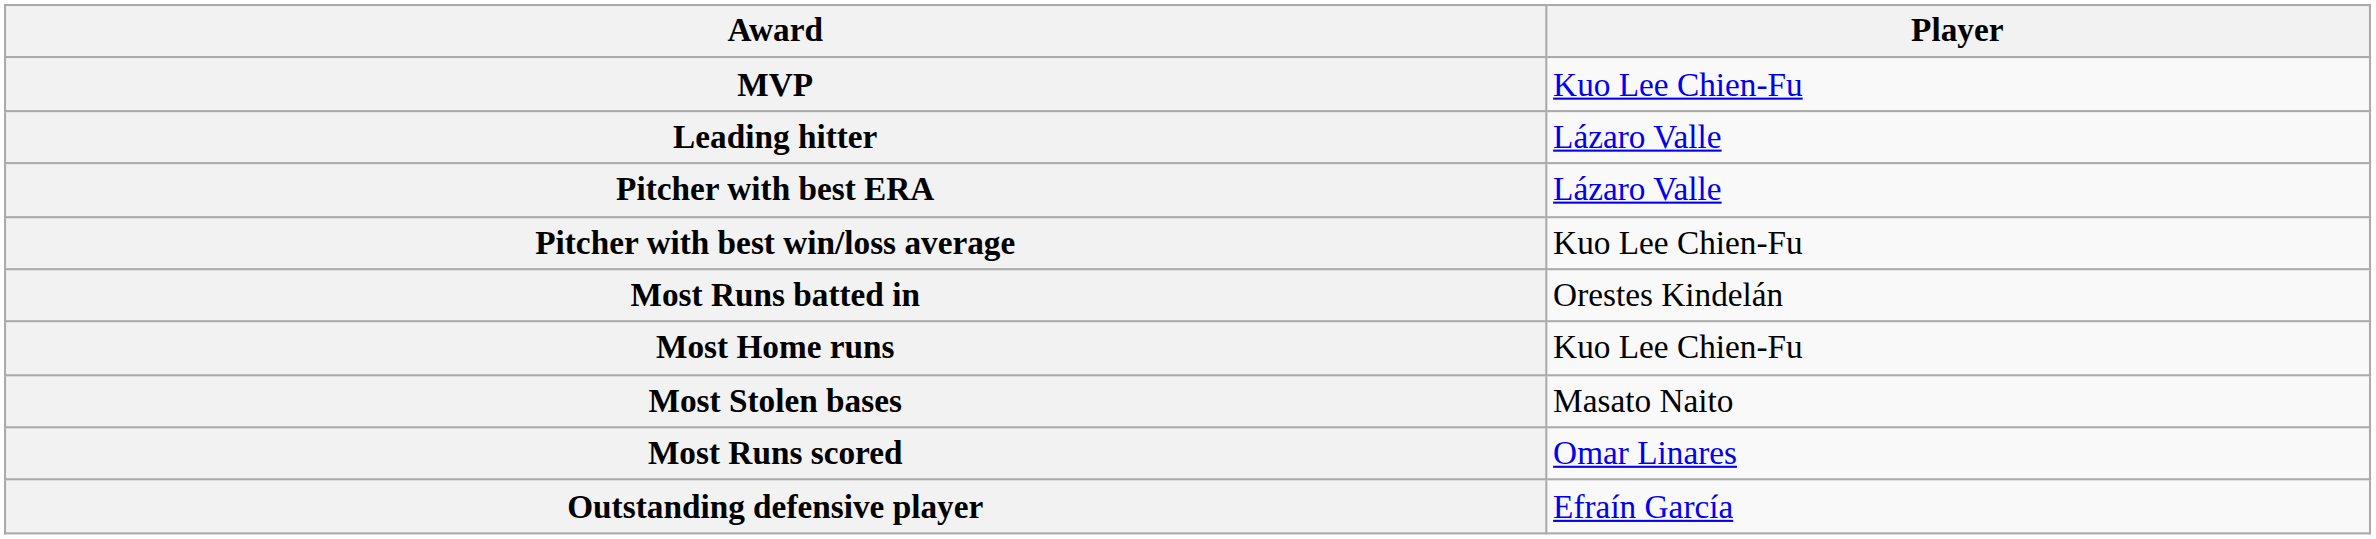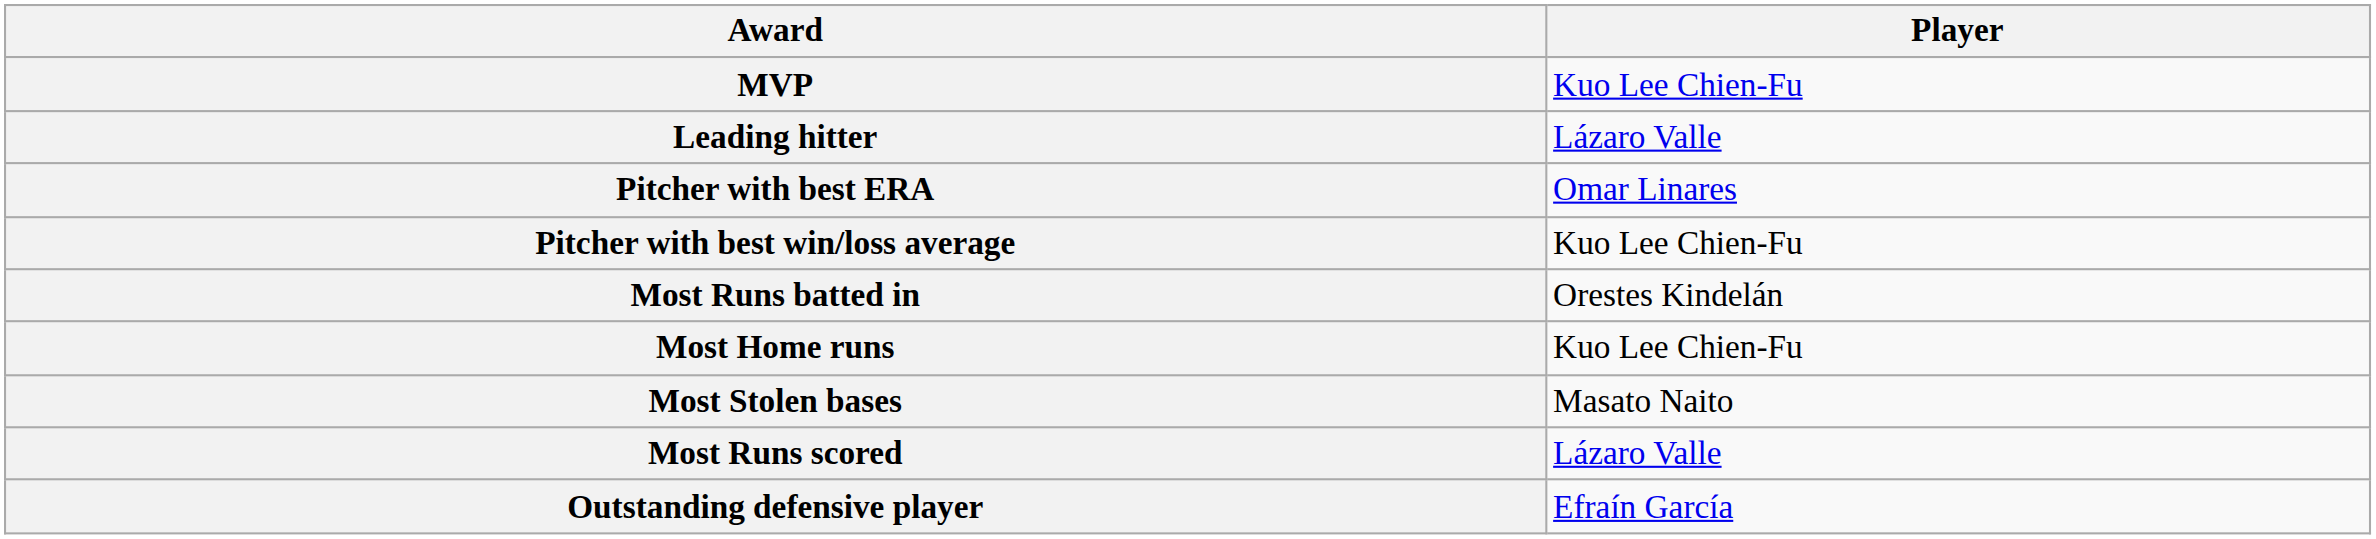(1637, 189) Lázaro Valle -> (1645, 189) Omar Linares
(1645, 453) Omar Linares -> (1637, 453) Lázaro Valle
